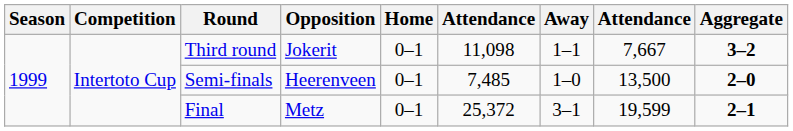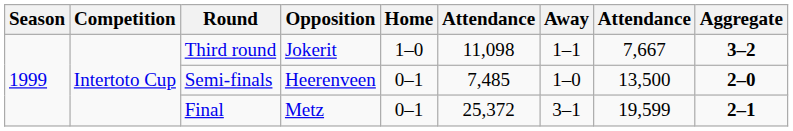(409, 49) 0–1 -> (409, 49) 1–0
